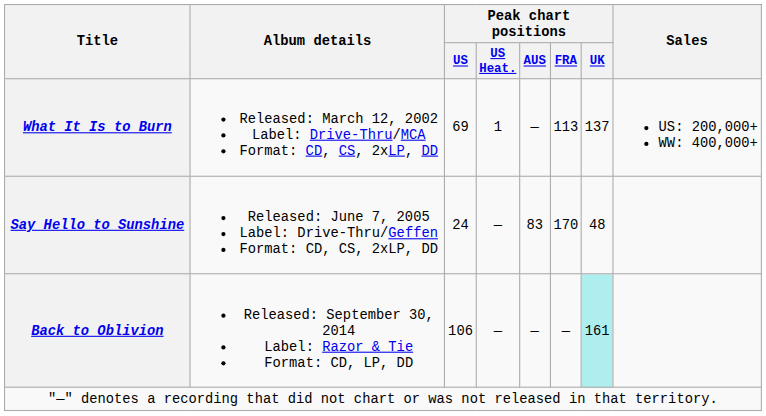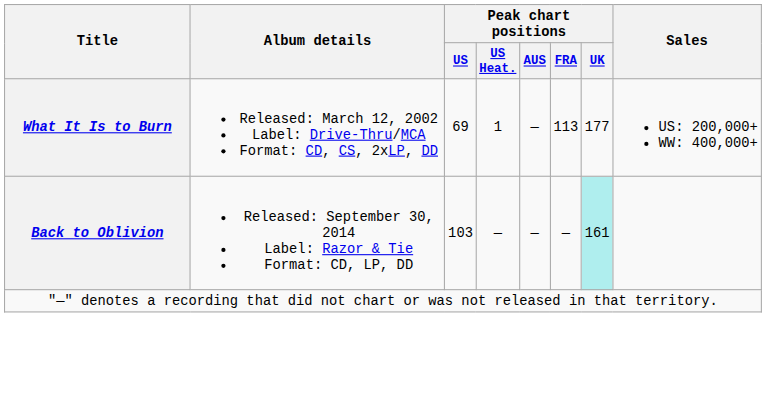(597, 127) 137 -> (597, 127) 177
- row: (97, 225)
(461, 331) 106 -> (461, 233) 103
